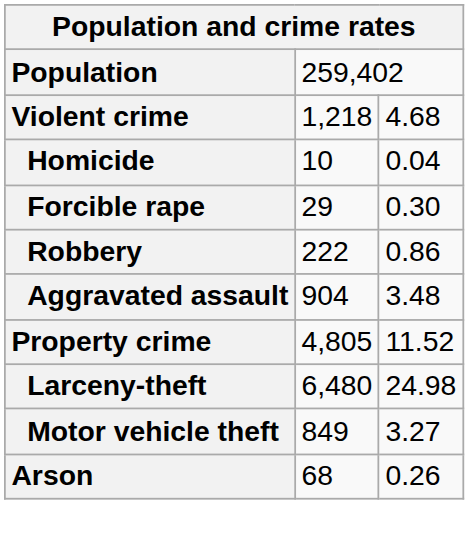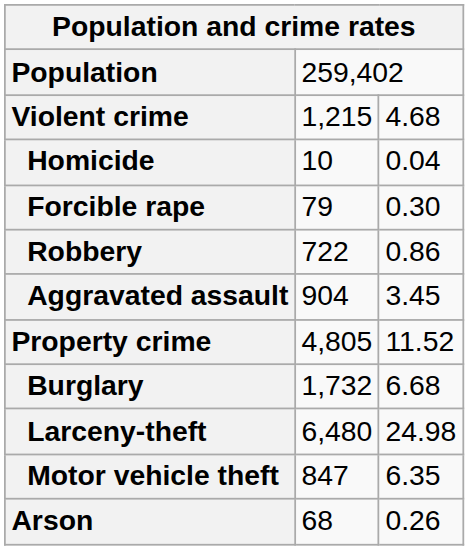(337, 116) 1,218 -> (337, 116) 1,215
(317, 206) 29 -> (317, 206) 79
(325, 251) 222 -> (325, 251) 722
(413, 296) 3.48 -> (413, 296) 3.45
+ row: (78, 386)
(325, 431) 849 -> (325, 476) 847
(413, 431) 3.27 -> (413, 476) 6.35
